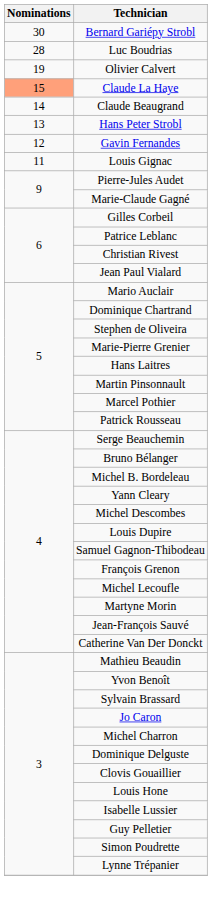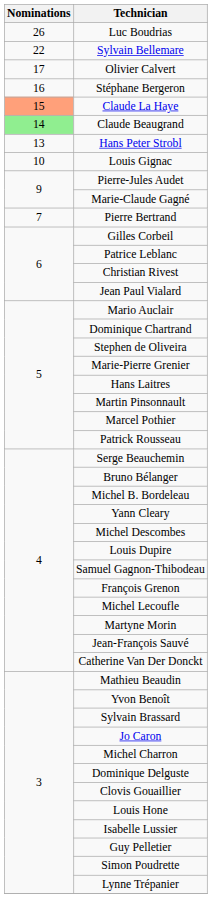- row: (140, 32)
(39, 50) 28 -> (39, 32) 26
+ row: (140, 50)
(39, 69) 19 -> (39, 69) 17
+ row: (140, 87)
(39, 106) no background -> (39, 124) lightgreen background
- row: (140, 143)
(39, 161) 11 -> (39, 161) 10
+ row: (140, 217)
